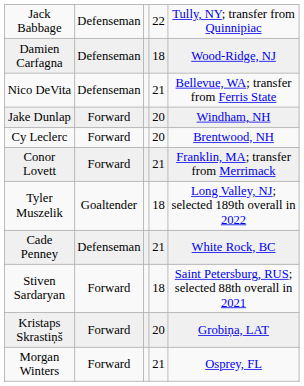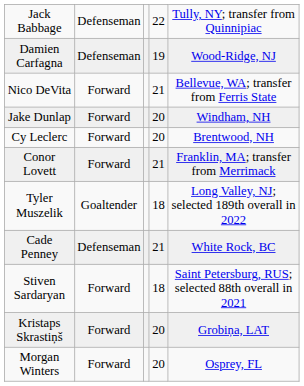(158, 55) 18 -> (158, 55) 19
(109, 90) Defenseman -> (109, 90) Forward
(158, 364) 21 -> (158, 364) 20
